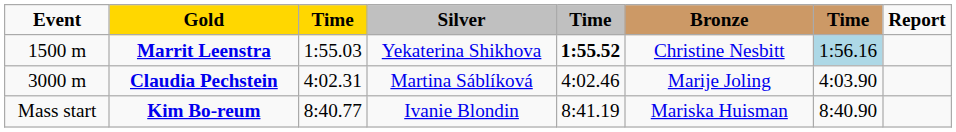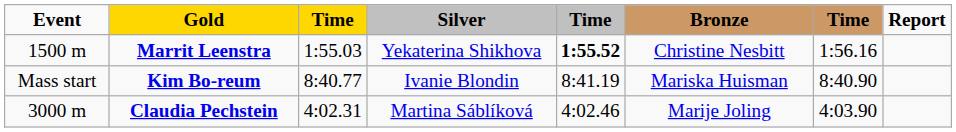(848, 50) lightblue background -> (848, 50) no background
rows swapped: (204, 80) <-> (204, 111)
